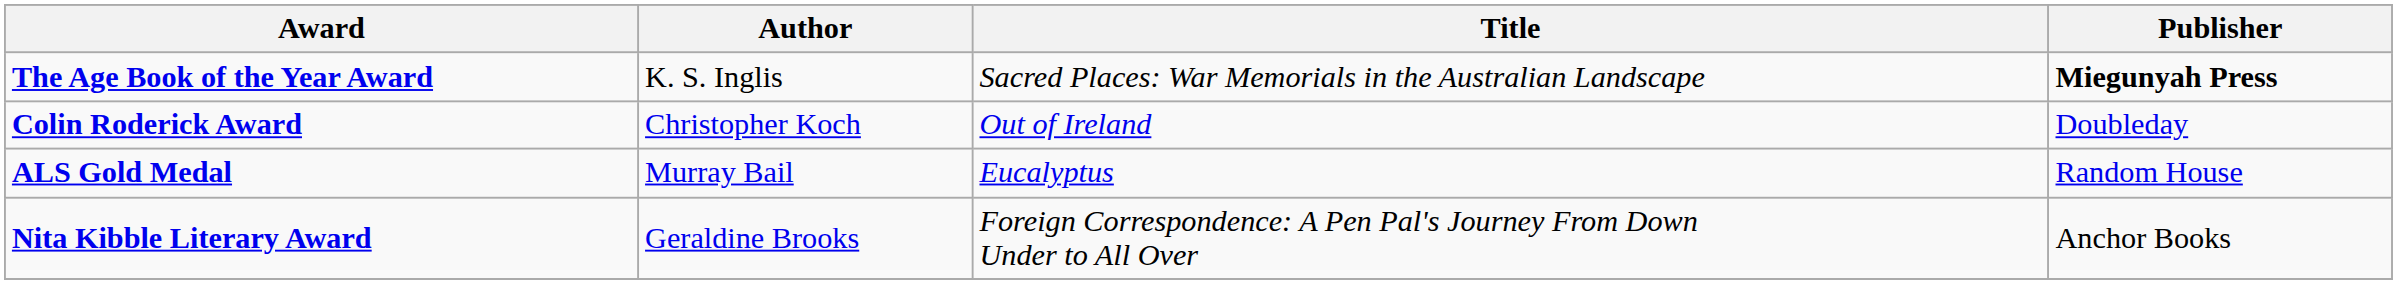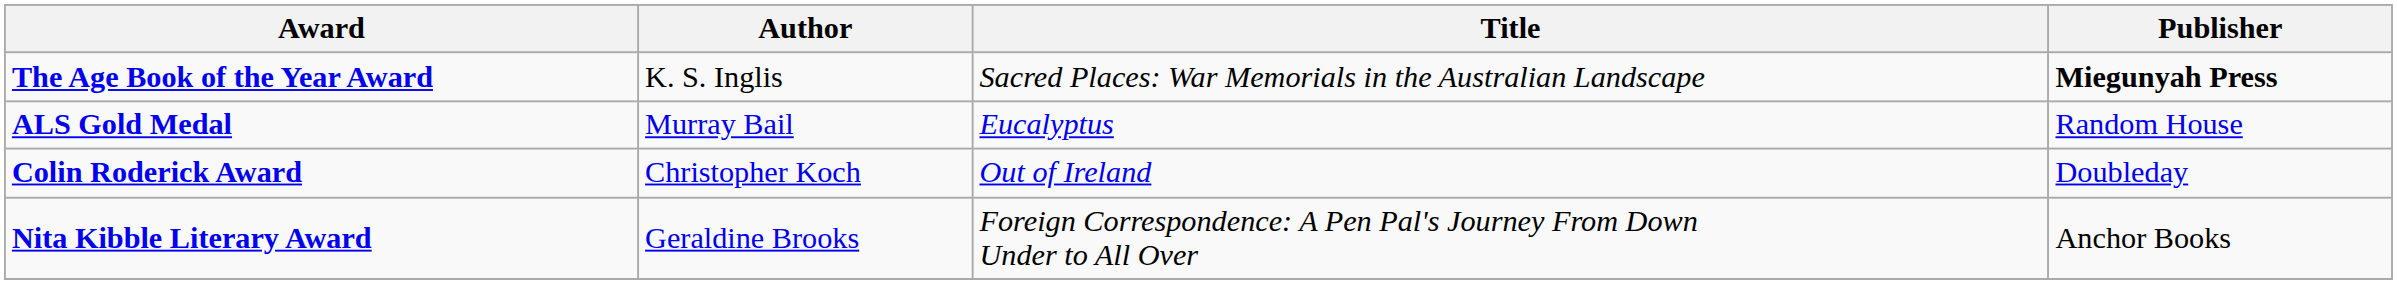rows swapped: (122, 172) <-> (157, 124)
